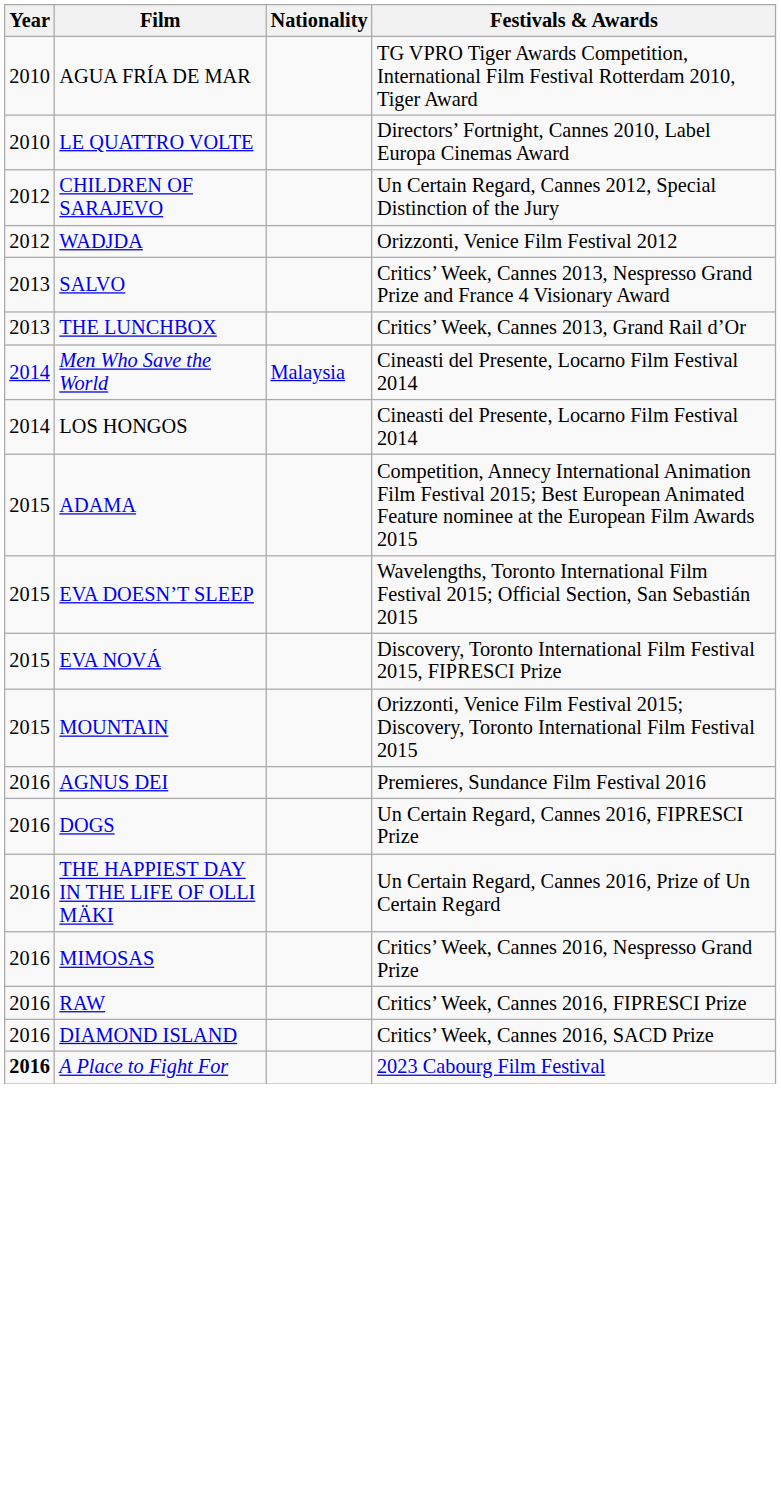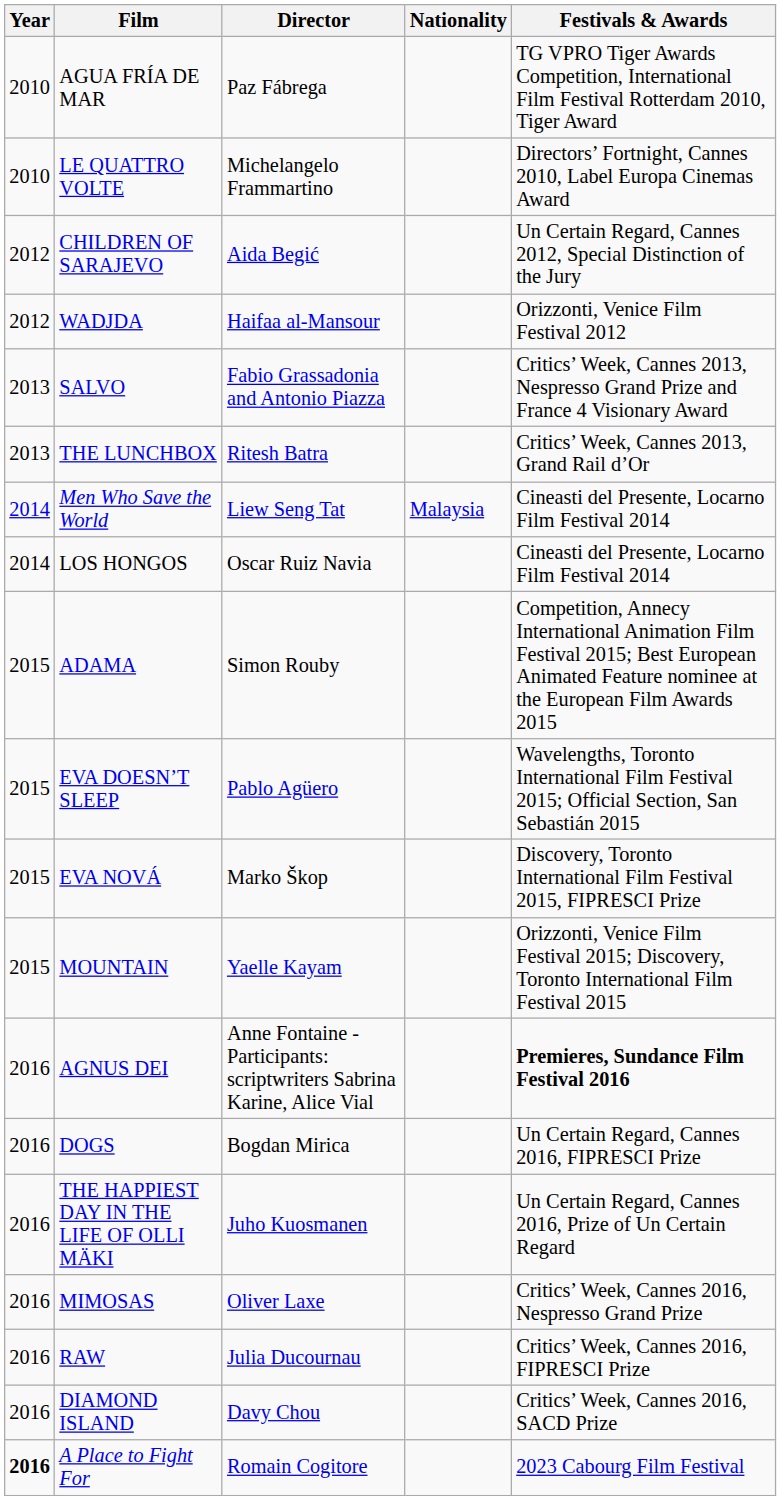+ column: (314, 20)
(541, 782) normal -> (630, 1068) bold
